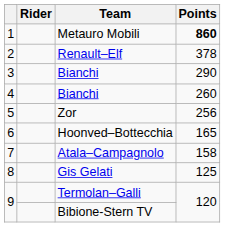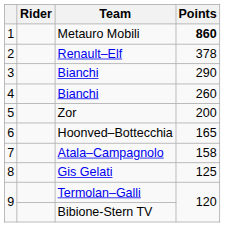(206, 113) 256 -> (206, 113) 200
